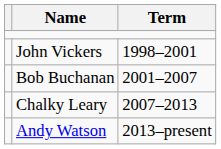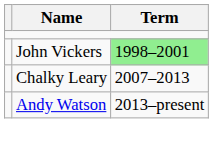(160, 51) no background -> (152, 51) lightgreen background
- row: (65, 78)
